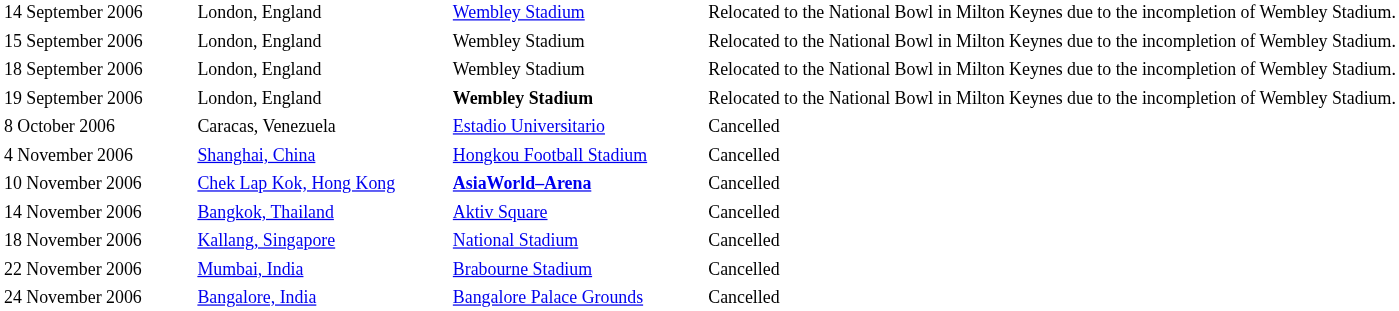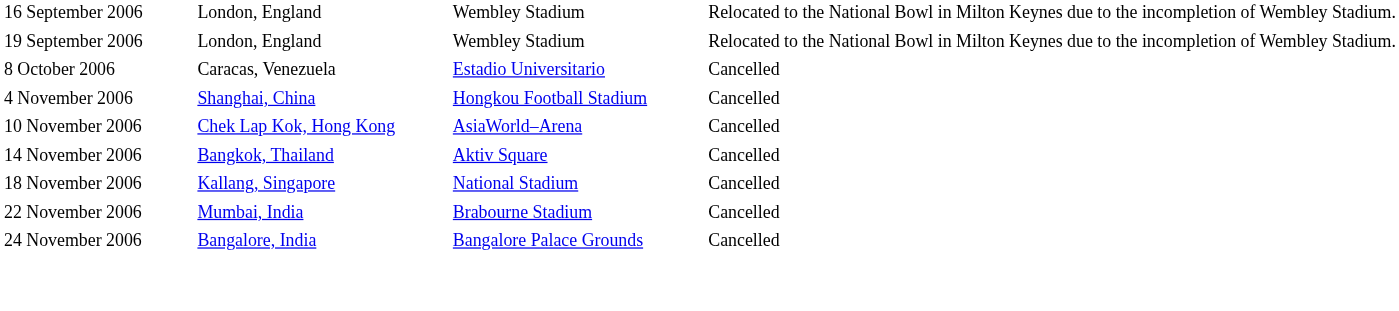- row: (73, 12)
- row: (73, 40)
+ row: (73, 12)
- row: (73, 69)
(523, 97) bold -> (519, 40) normal
(522, 183) bold -> (518, 126) normal
